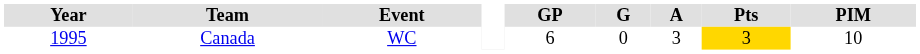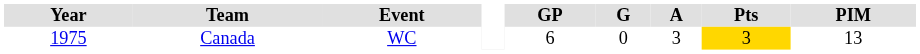(68, 38) 1995 -> (68, 38) 1975
(853, 38) 10 -> (853, 38) 13
